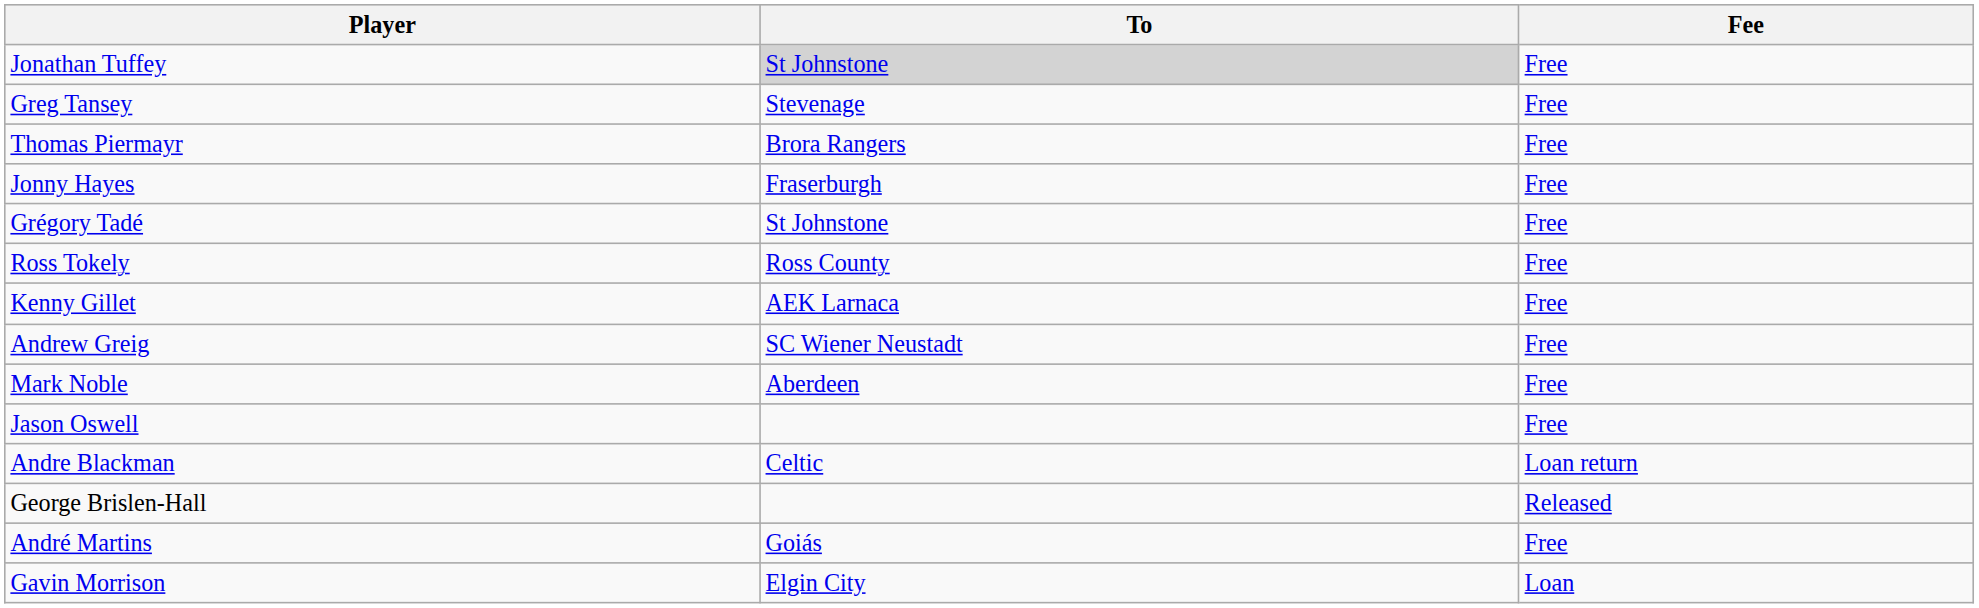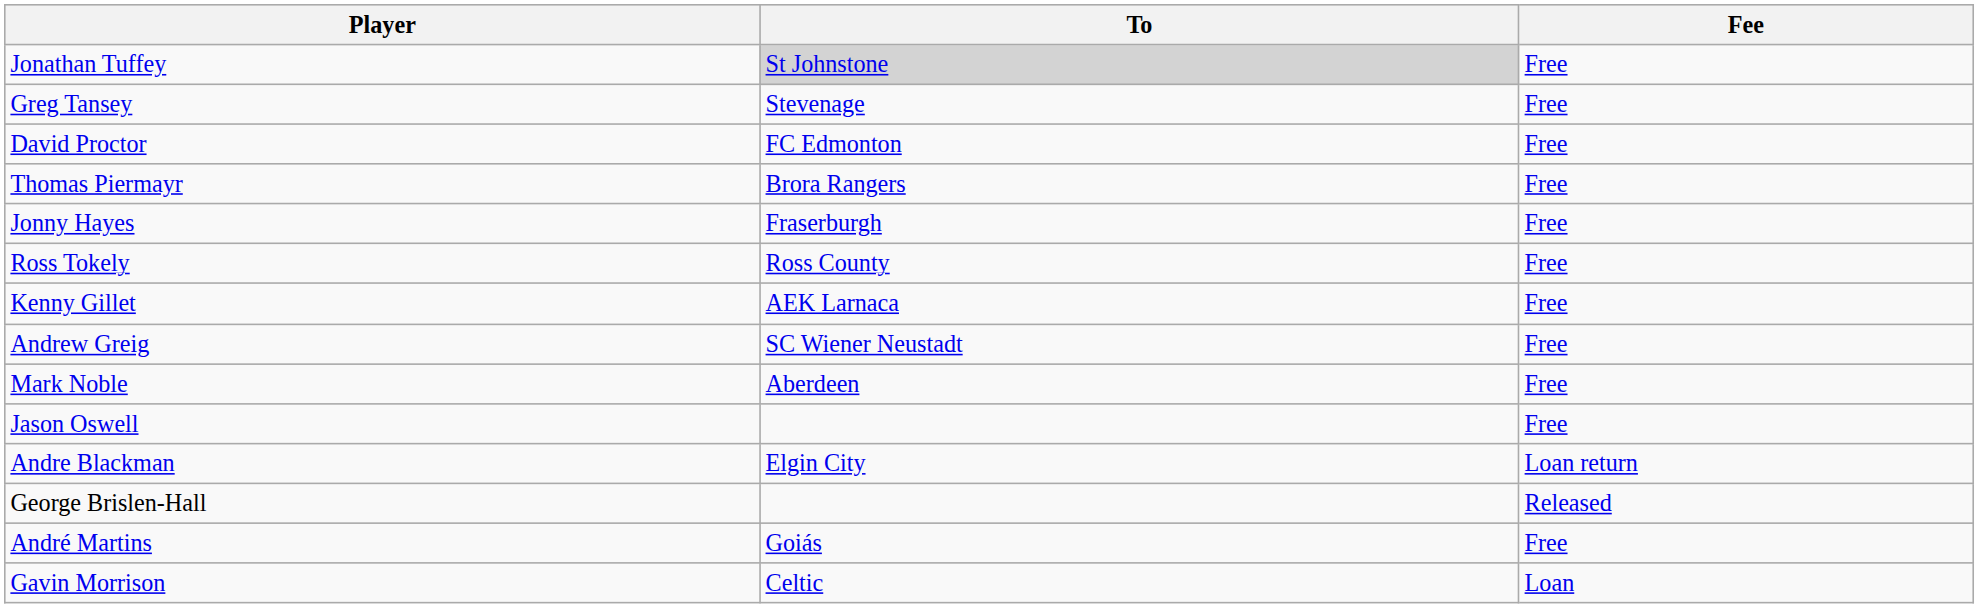+ row: (78, 144)
- row: (77, 223)
(794, 462) Celtic -> (816, 462) Elgin City
(816, 582) Elgin City -> (794, 582) Celtic
